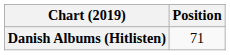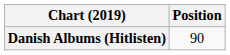(197, 38) 71 -> (197, 38) 90
